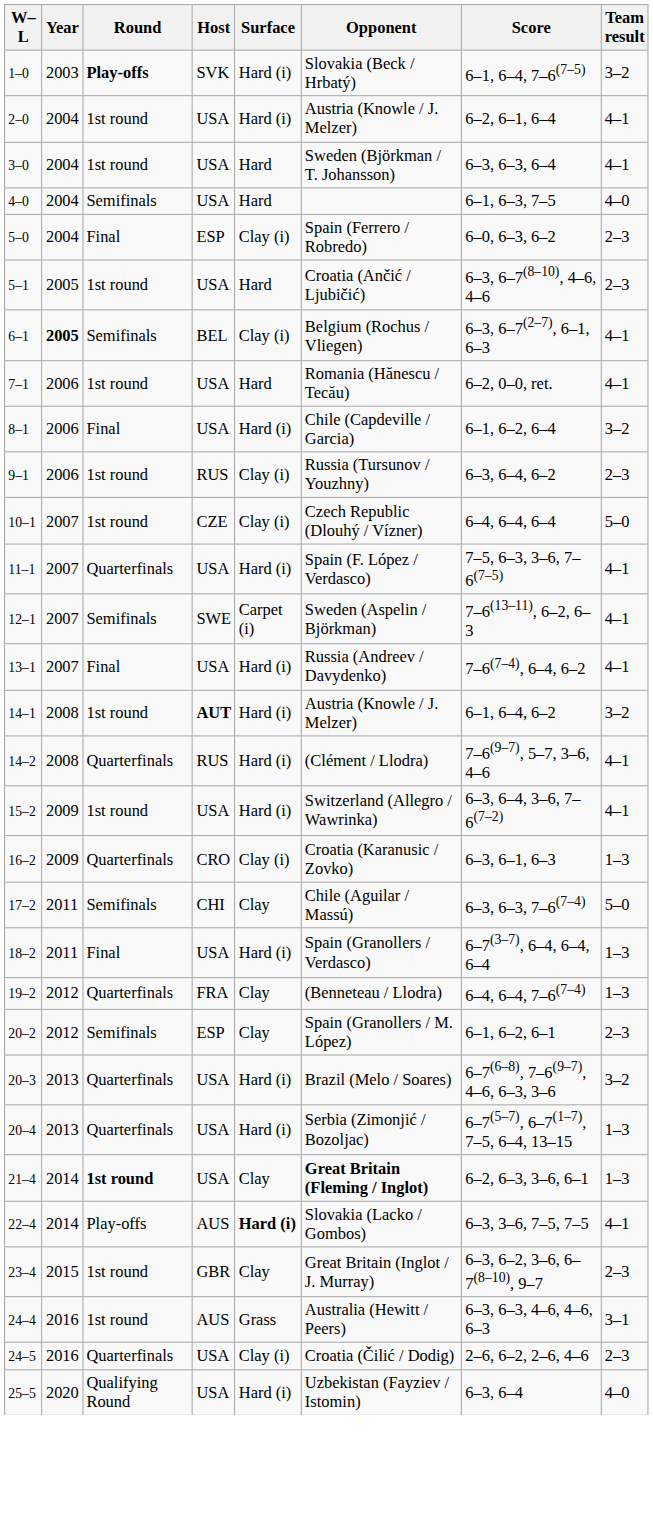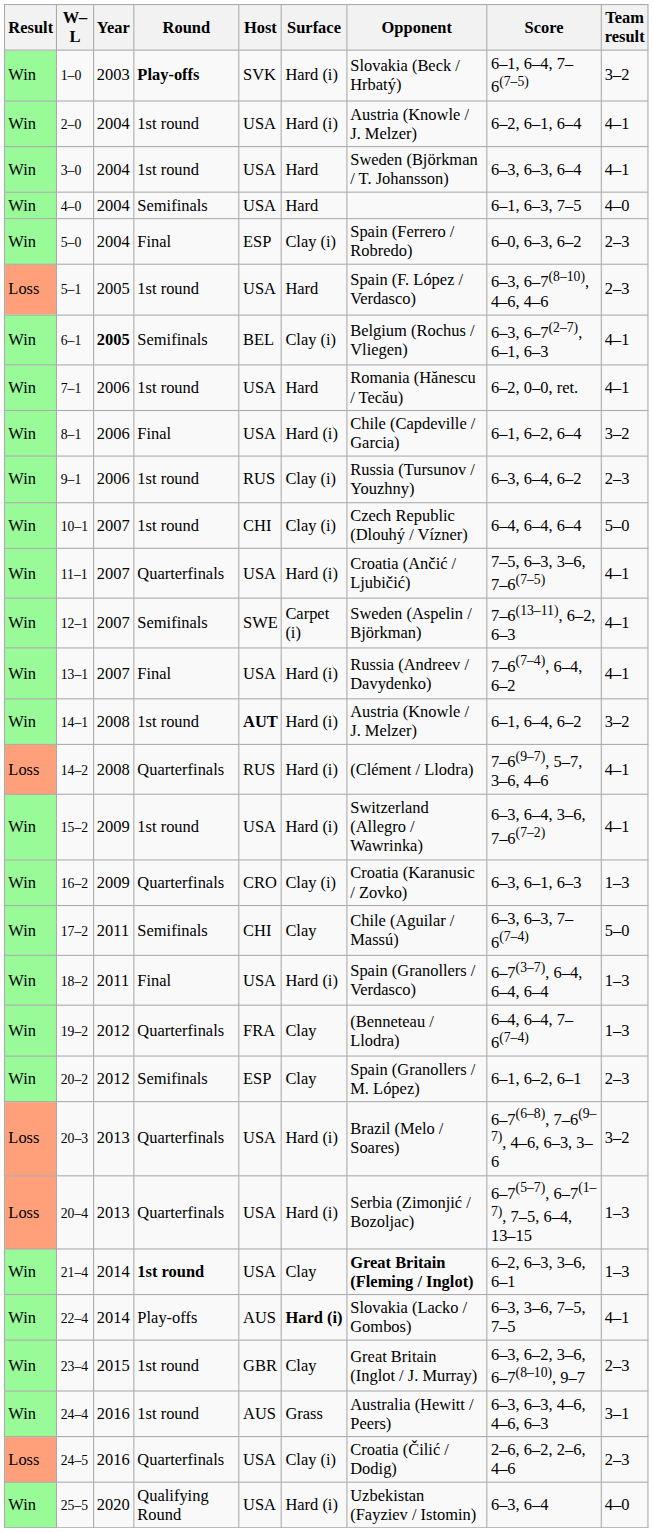+ column: (31, 26)
(358, 284) Croatia (Ančić / Ljubičić) -> (407, 289) Spain (F. López / Verdasco)
(212, 520) CZE -> (257, 524) CHI
(361, 568) Spain (F. López / Verdasco) -> (403, 572) Croatia (Ančić / Ljubičić)
